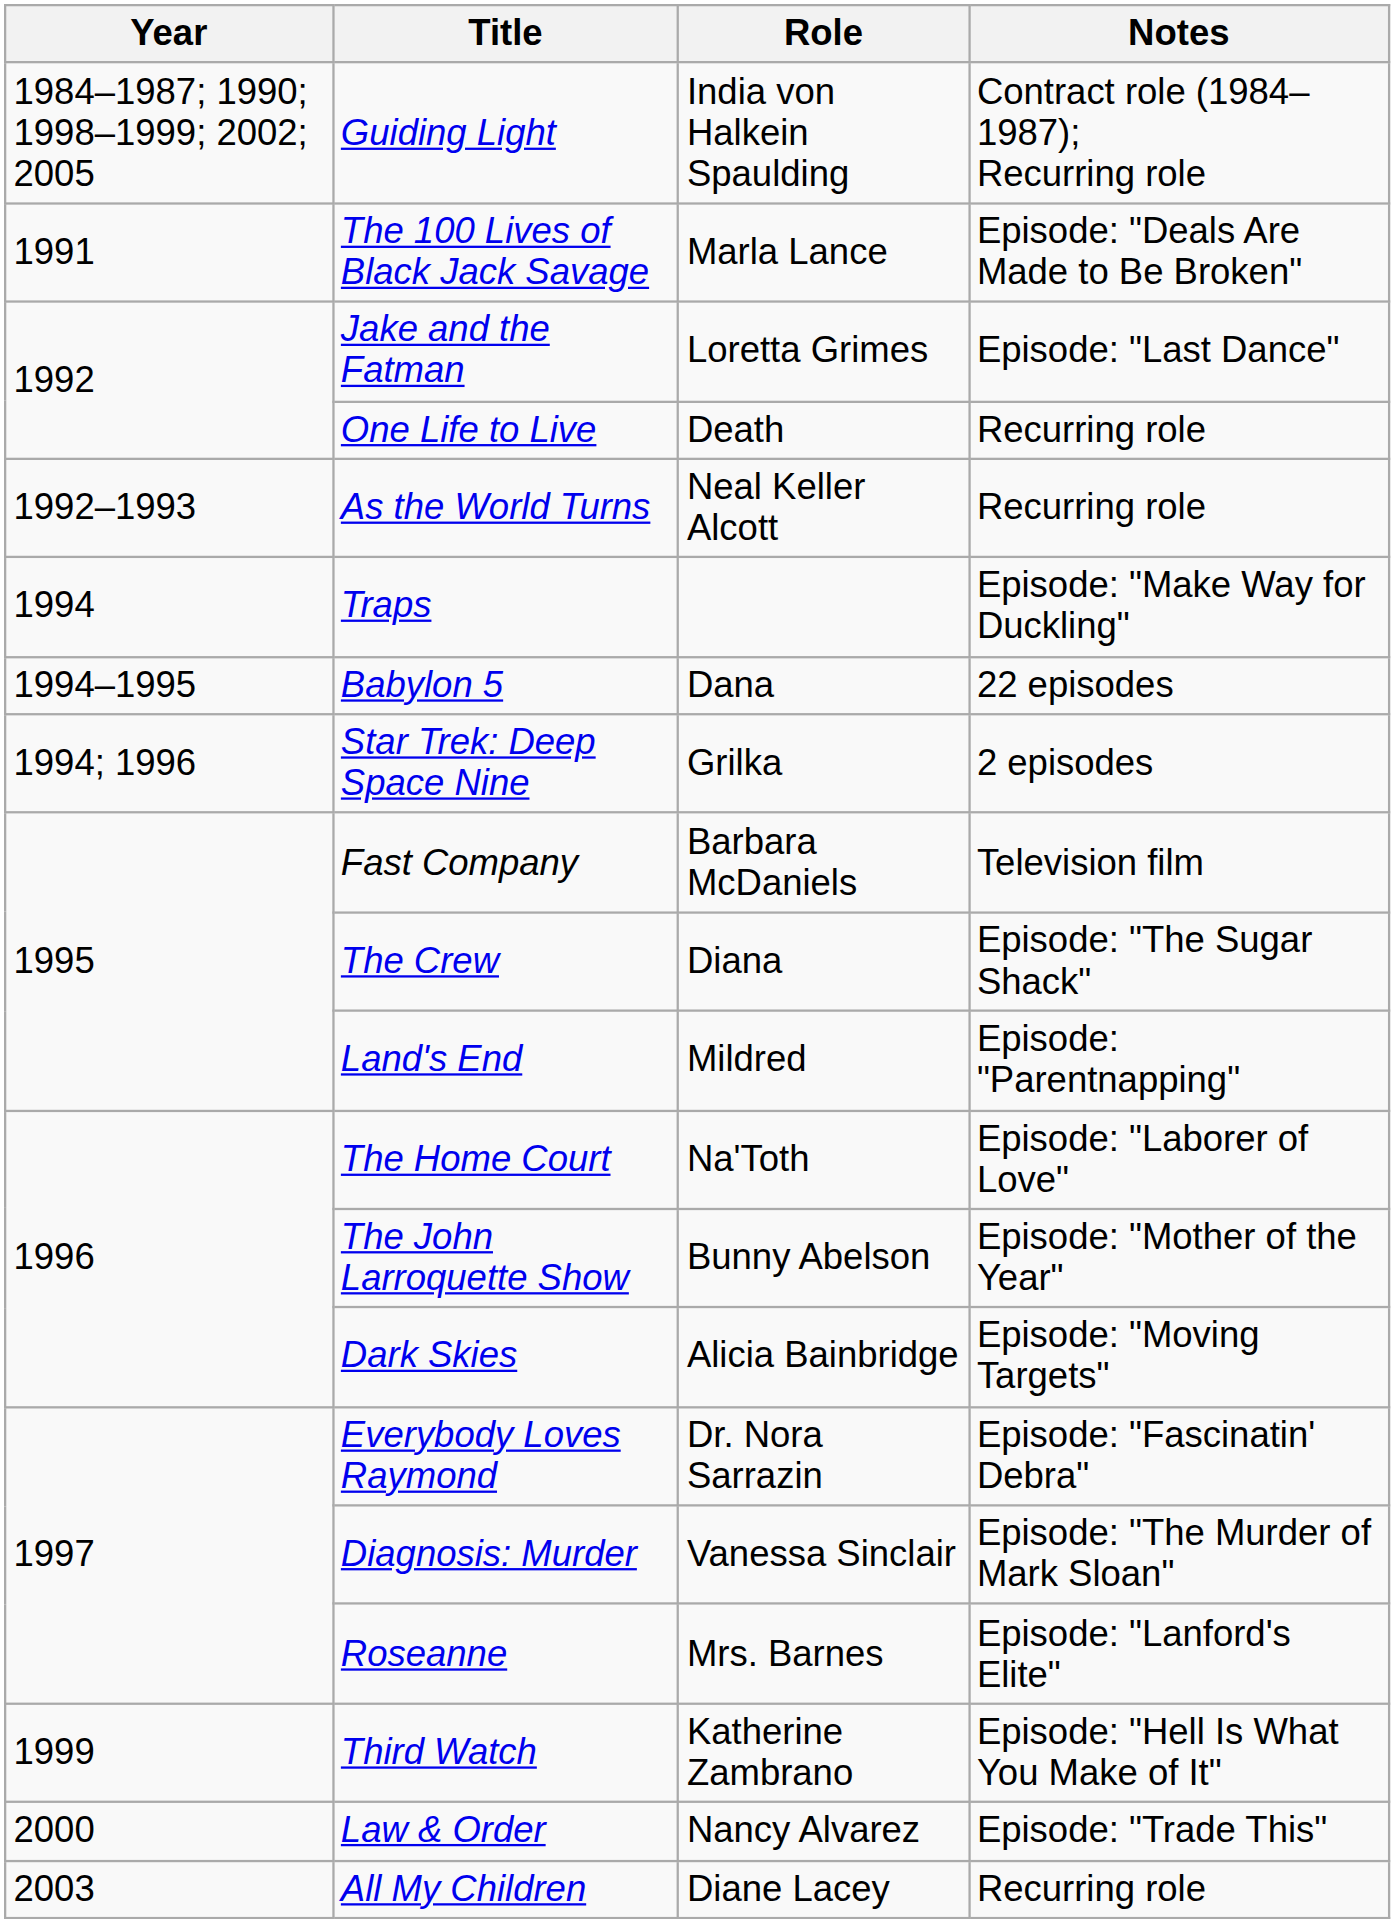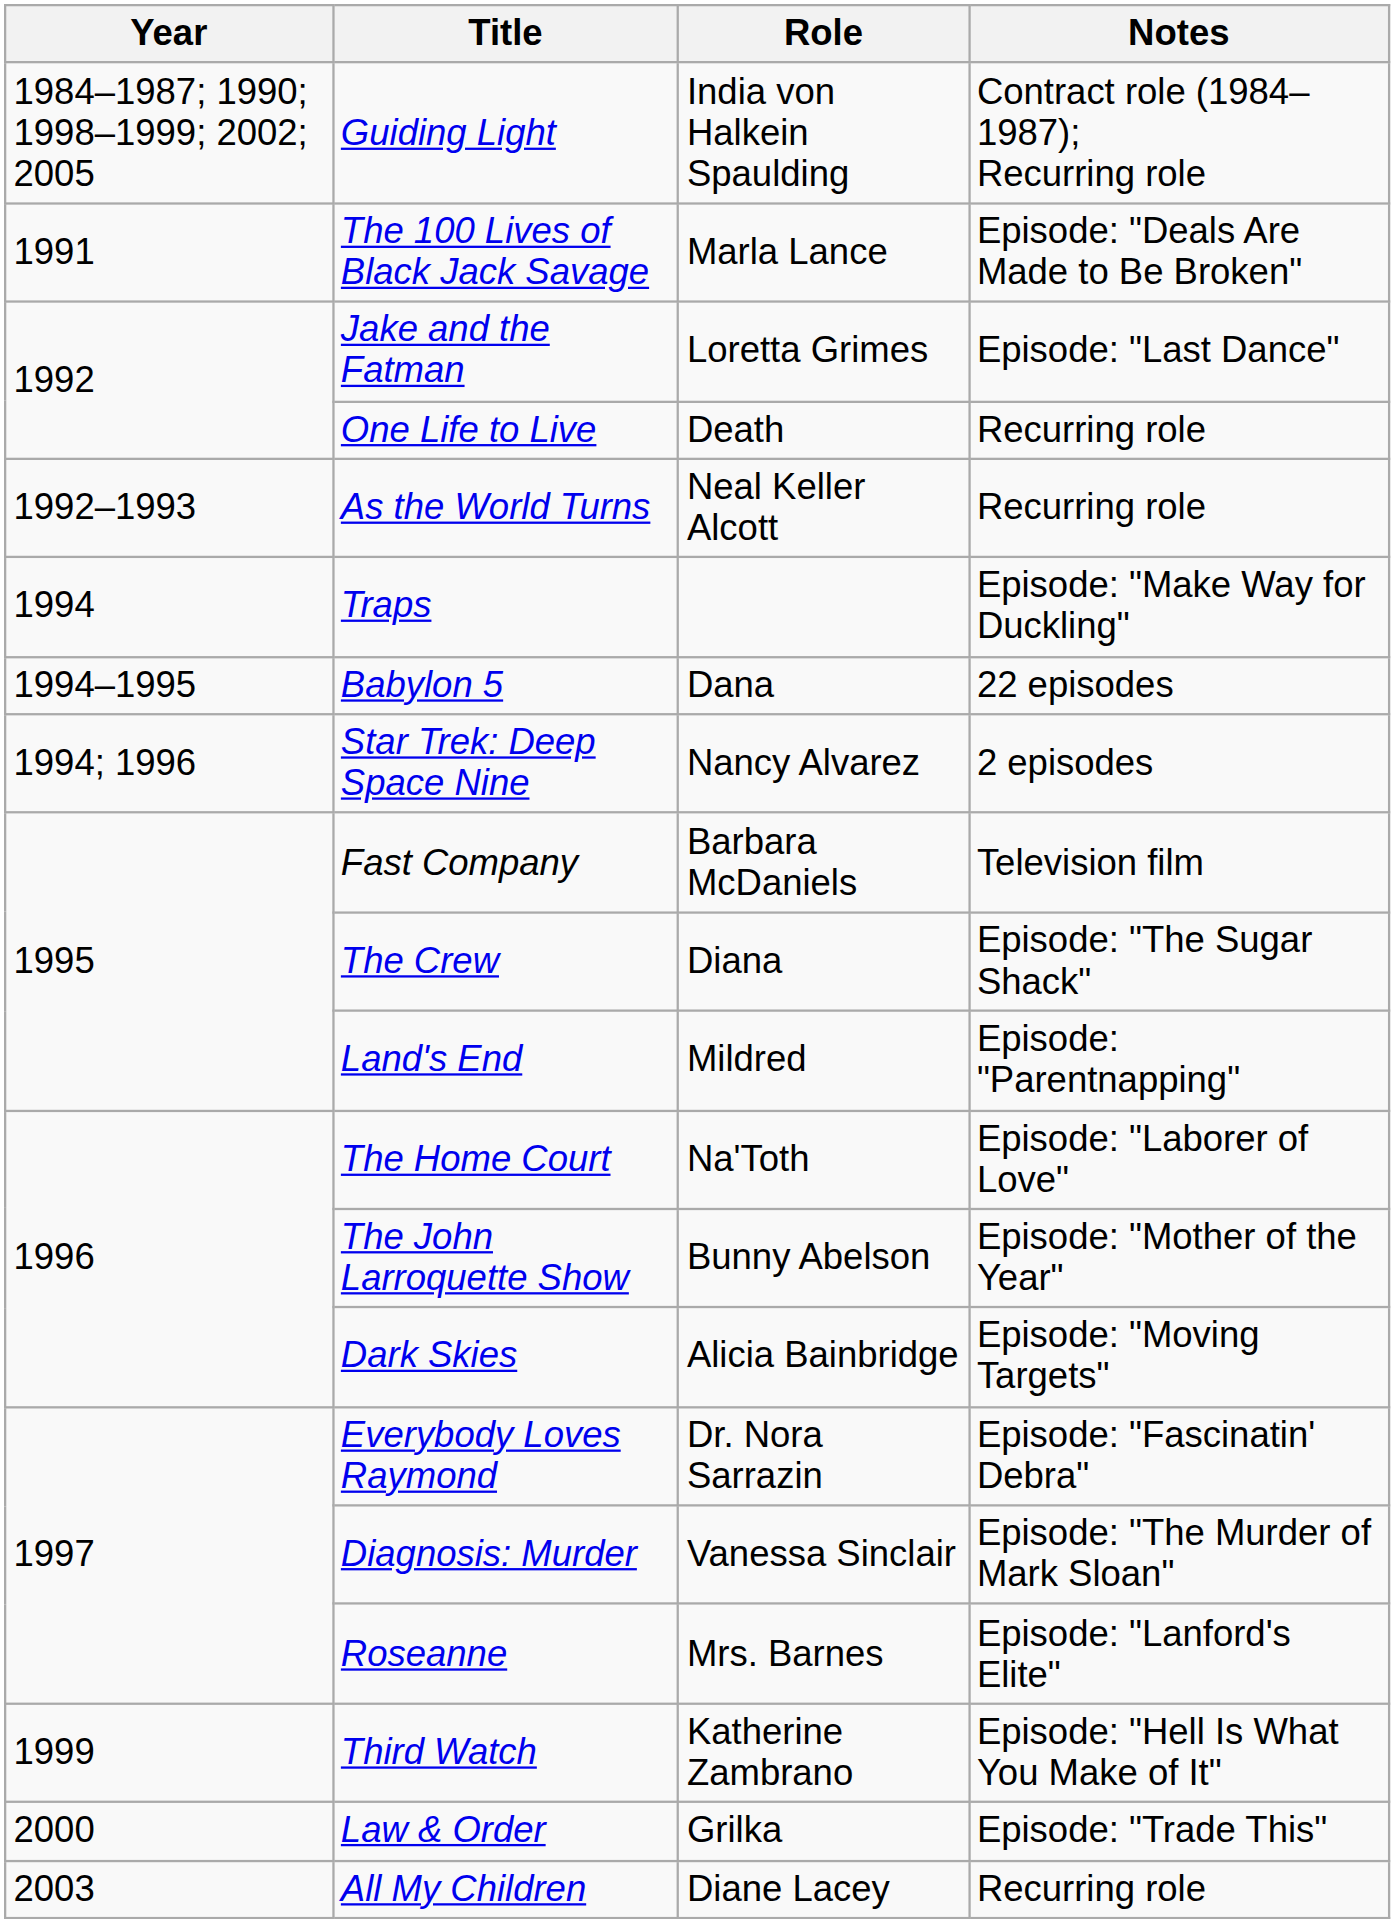(735, 763) Grilka -> (804, 763) Nancy Alvarez
(804, 1830) Nancy Alvarez -> (735, 1830) Grilka
